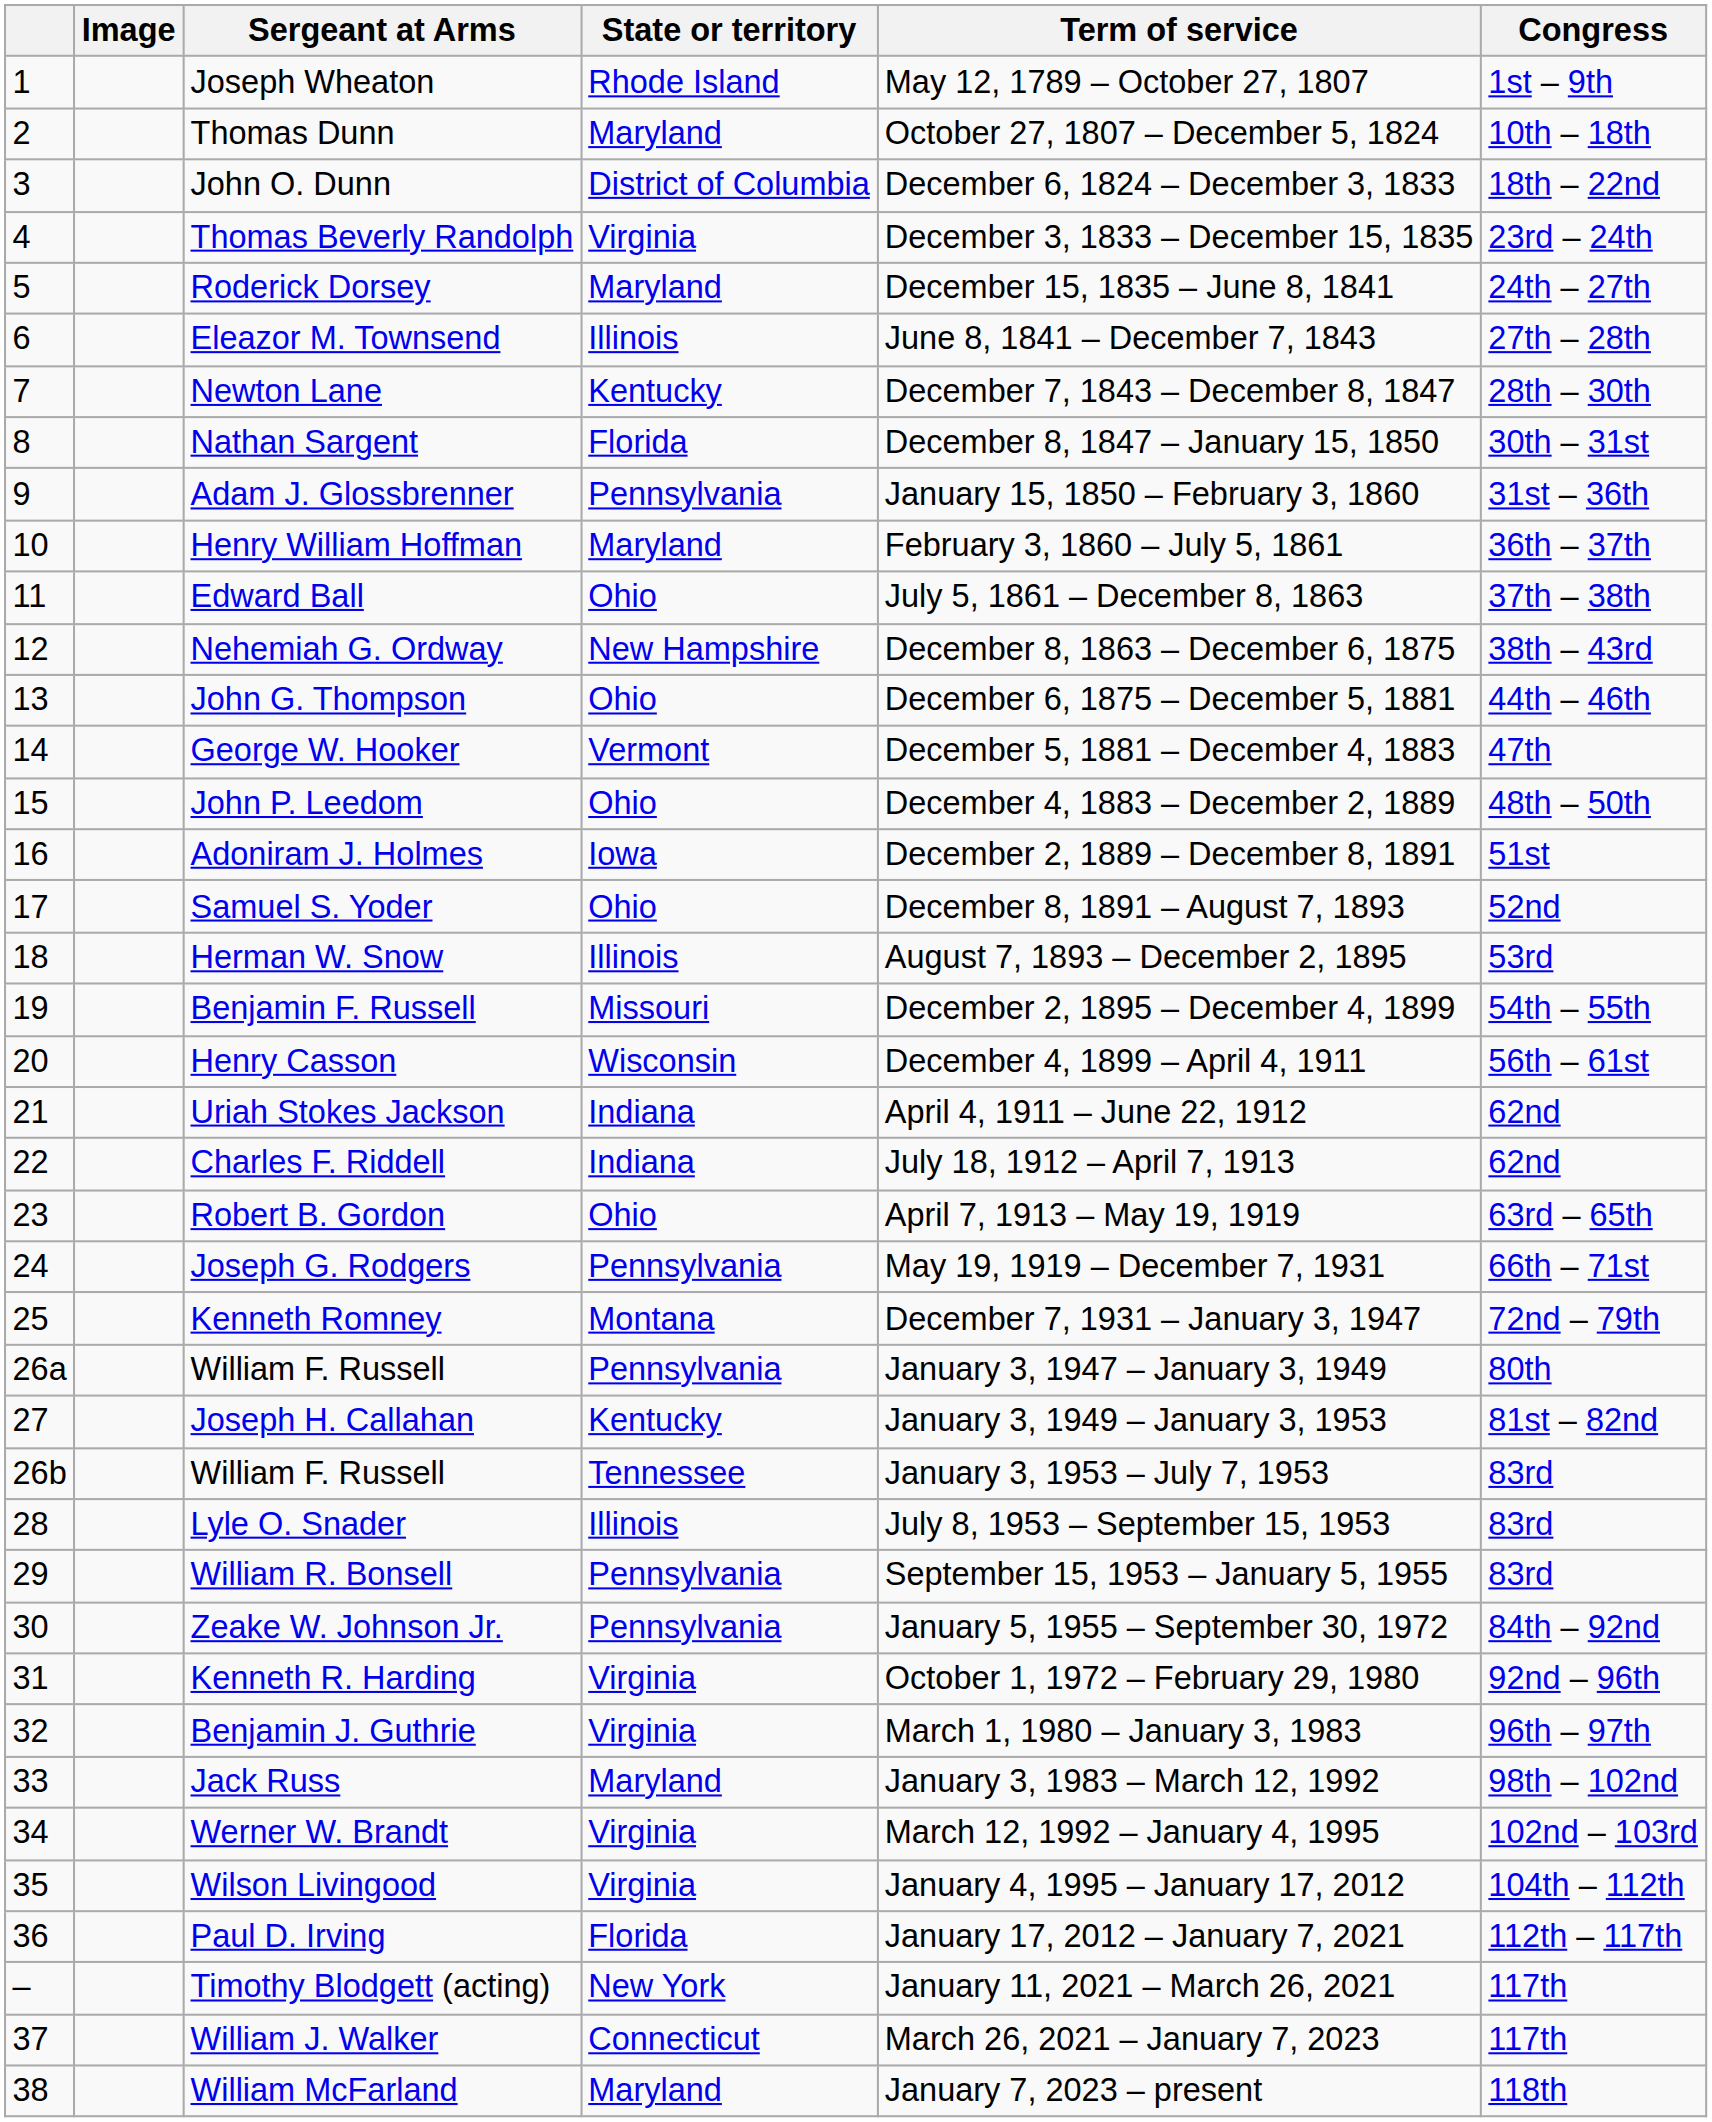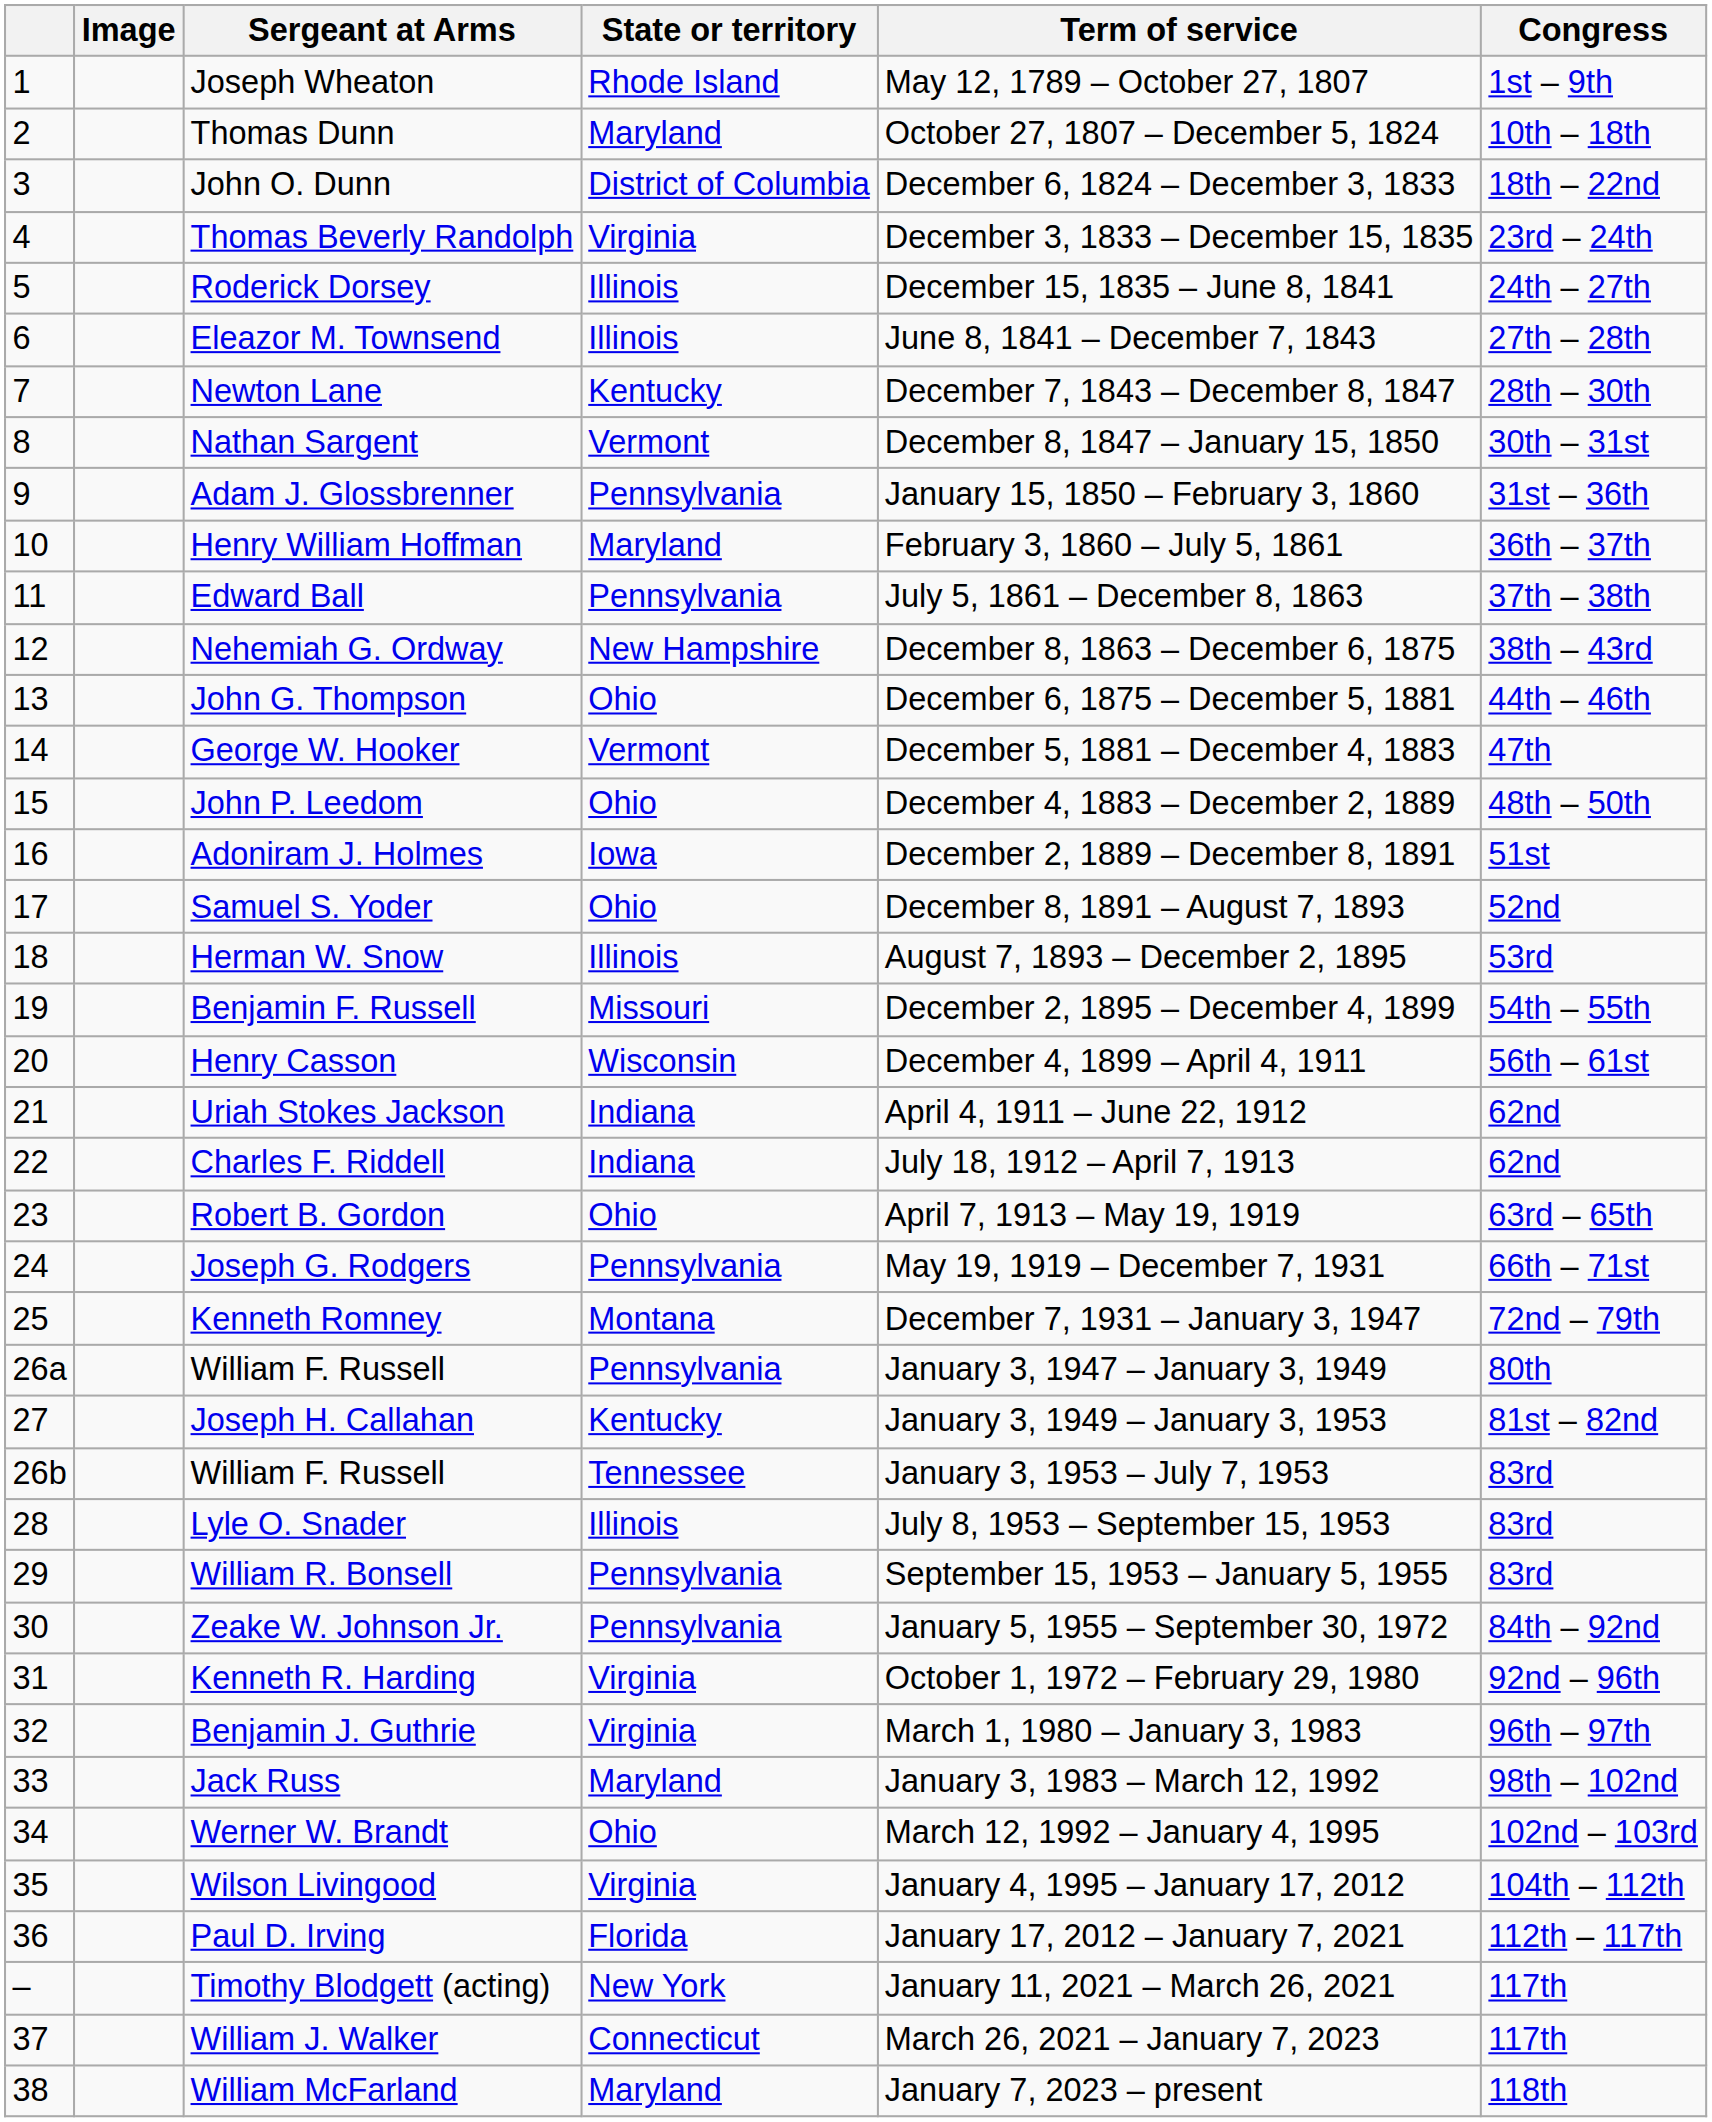(655, 287) Maryland -> (633, 287) Illinois
(638, 442) Florida -> (649, 442) Vermont
(623, 596) Ohio -> (685, 596) Pennsylvania
(642, 1833) Virginia -> (623, 1833) Ohio
